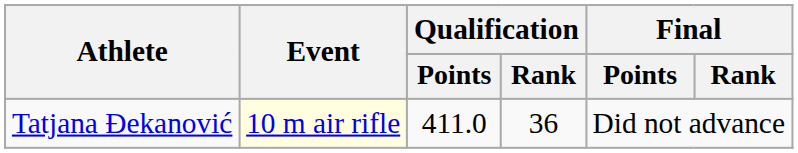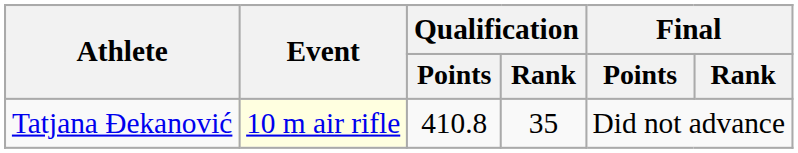(454, 123) 411.0 -> (454, 123) 410.8
(544, 123) 36 -> (544, 123) 35
